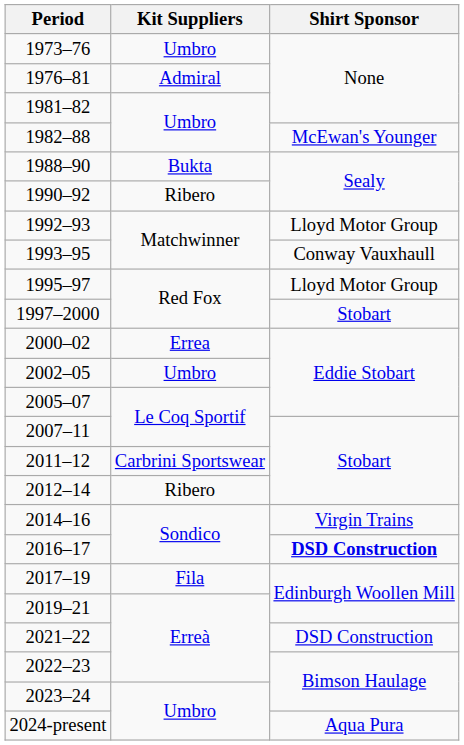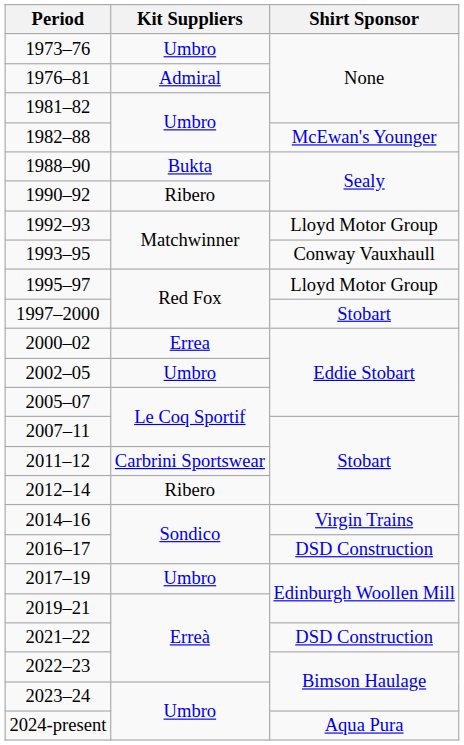(364, 549) bold -> (364, 549) normal
(190, 578) Fila -> (190, 578) Umbro
